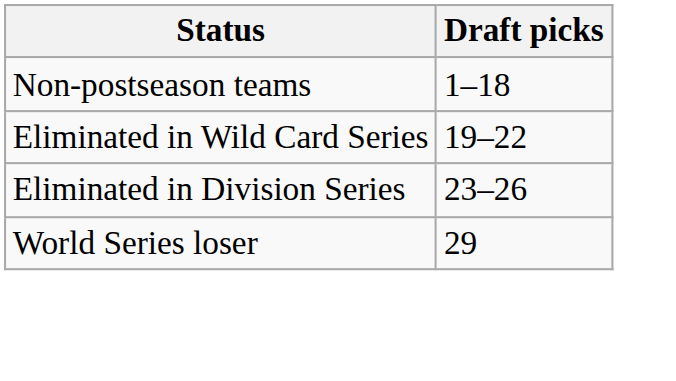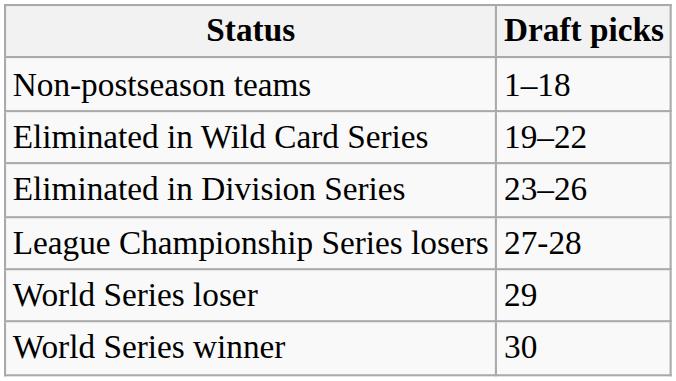+ row: (251, 242)
+ row: (149, 347)
